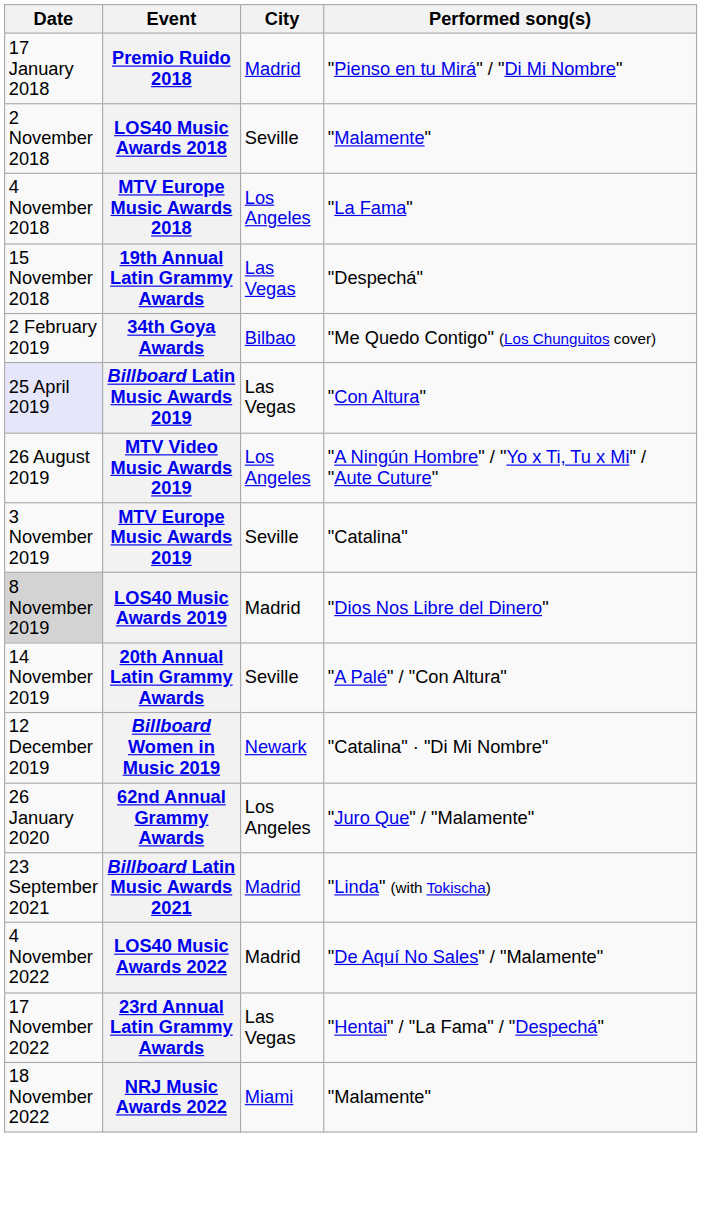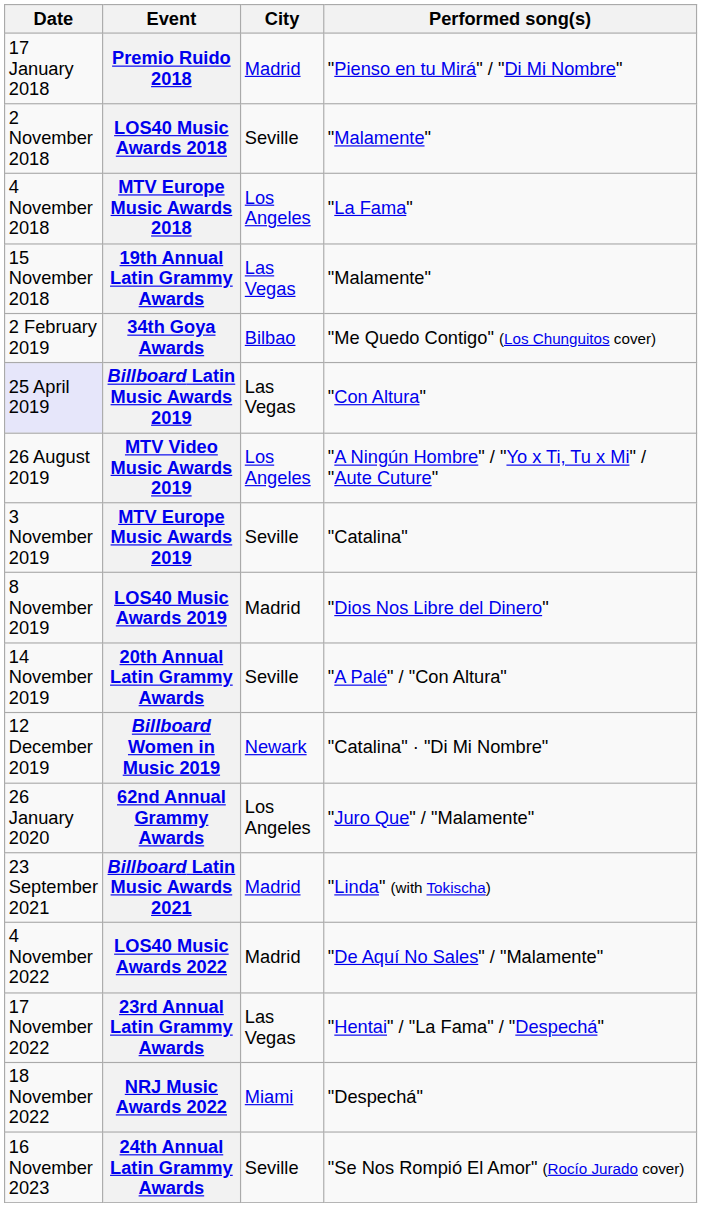(375, 278) "Despechá" -> (379, 278) "Malamente"
(51, 607) lightgrey background -> (51, 607) no background
(379, 1097) "Malamente" -> (375, 1097) "Despechá"
+ row: (171, 1167)
